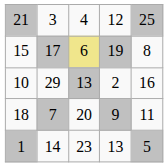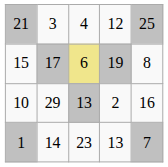- row: (21, 114)
(147, 146) 5 -> (147, 142) 7
